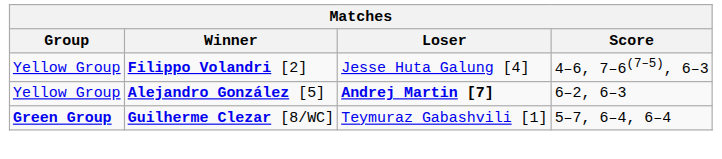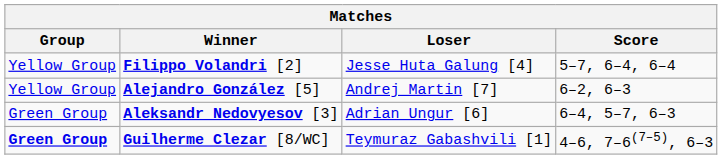(632, 67) 4–6, 7–6(7–5), 6–3 -> (617, 65) 5–7, 6–4, 6–4
(417, 94) bold -> (422, 90) normal
+ row: (231, 114)
(613, 118) 5–7, 6–4, 6–4 -> (636, 140) 4–6, 7–6(7–5), 6–3
